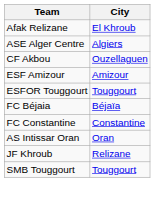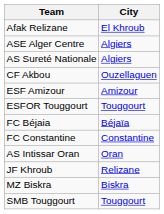+ row: (52, 59)
+ row: (29, 185)
